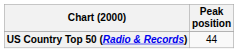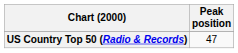(212, 39) 44 -> (212, 39) 47
